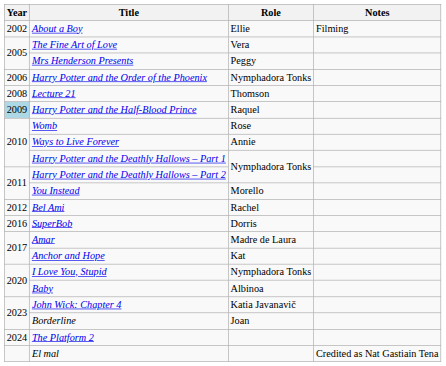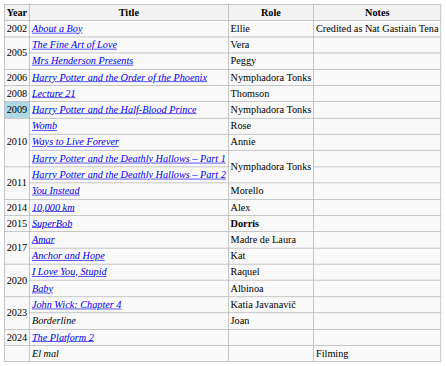(332, 28) Filming -> (377, 28) Credited as Nat Gastiain Tena
(245, 110) Raquel -> (271, 110) Nymphadora Tonks
- row: (48, 207)
+ row: (53, 207)
(17, 223) 2016 -> (17, 223) 2015
(244, 223) normal -> (245, 223) bold
(271, 272) Nymphadora Tonks -> (245, 272) Raquel
(377, 353) Credited as Nat Gastiain Tena -> (332, 353) Filming
